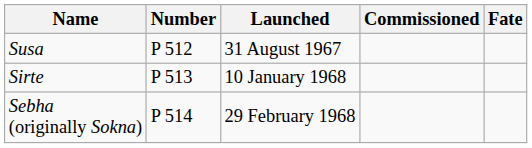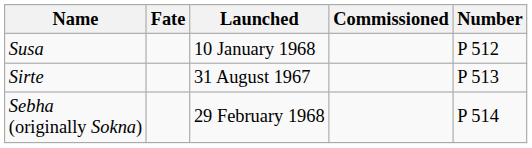columns swapped: (183, 19) <-> (505, 19)
(283, 48) 31 August 1967 -> (255, 48) 10 January 1968
(285, 77) 10 January 1968 -> (252, 77) 31 August 1967
